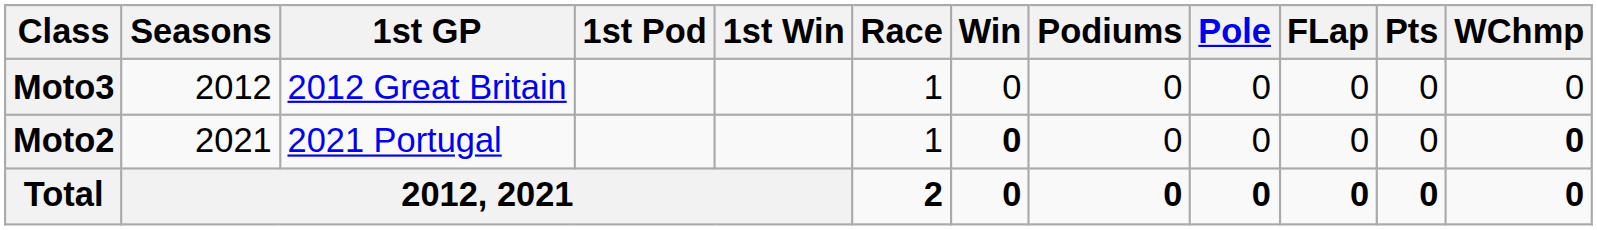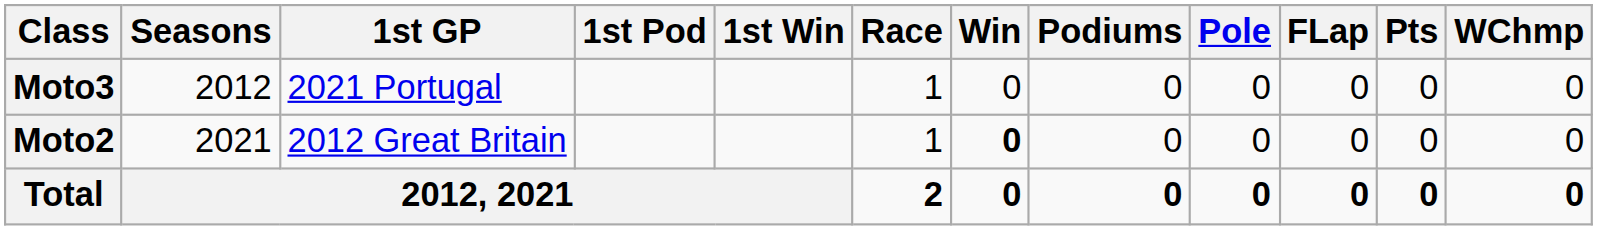(427, 86) 2012 Great Britain -> (395, 86) 2021 Portugal
(395, 140) 2021 Portugal -> (427, 140) 2012 Great Britain
(1575, 140) bold -> (1575, 140) normal
